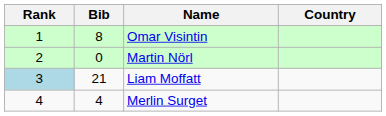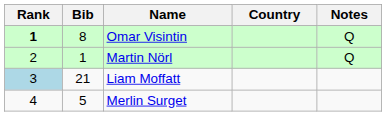+ column: (349, 15)
(39, 36) normal -> (33, 36) bold
(99, 57) 0 -> (83, 57) 1
(99, 100) 4 -> (83, 100) 5
